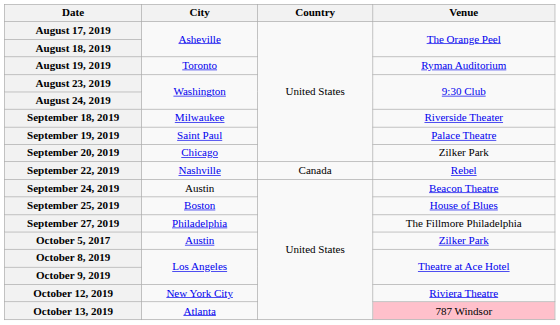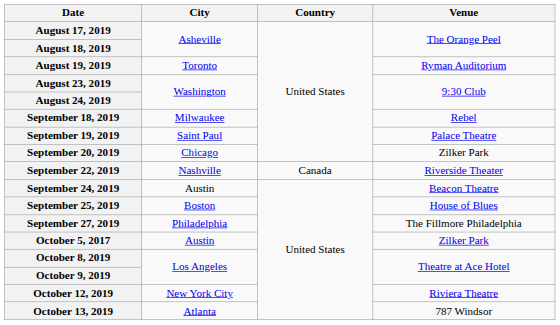(464, 118) Riverside Theater -> (464, 118) Rebel
(464, 170) Rebel -> (464, 170) Riverside Theater
(464, 310) pink background -> (464, 310) no background
